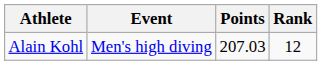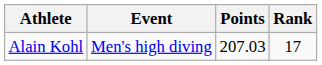(293, 46) 12 -> (293, 46) 17
